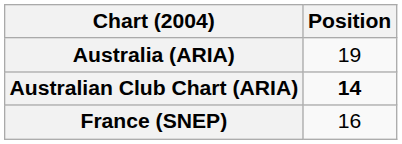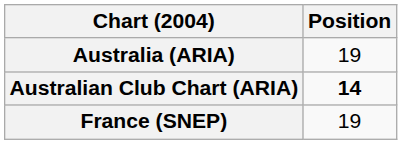(350, 121) 16 -> (350, 121) 19
